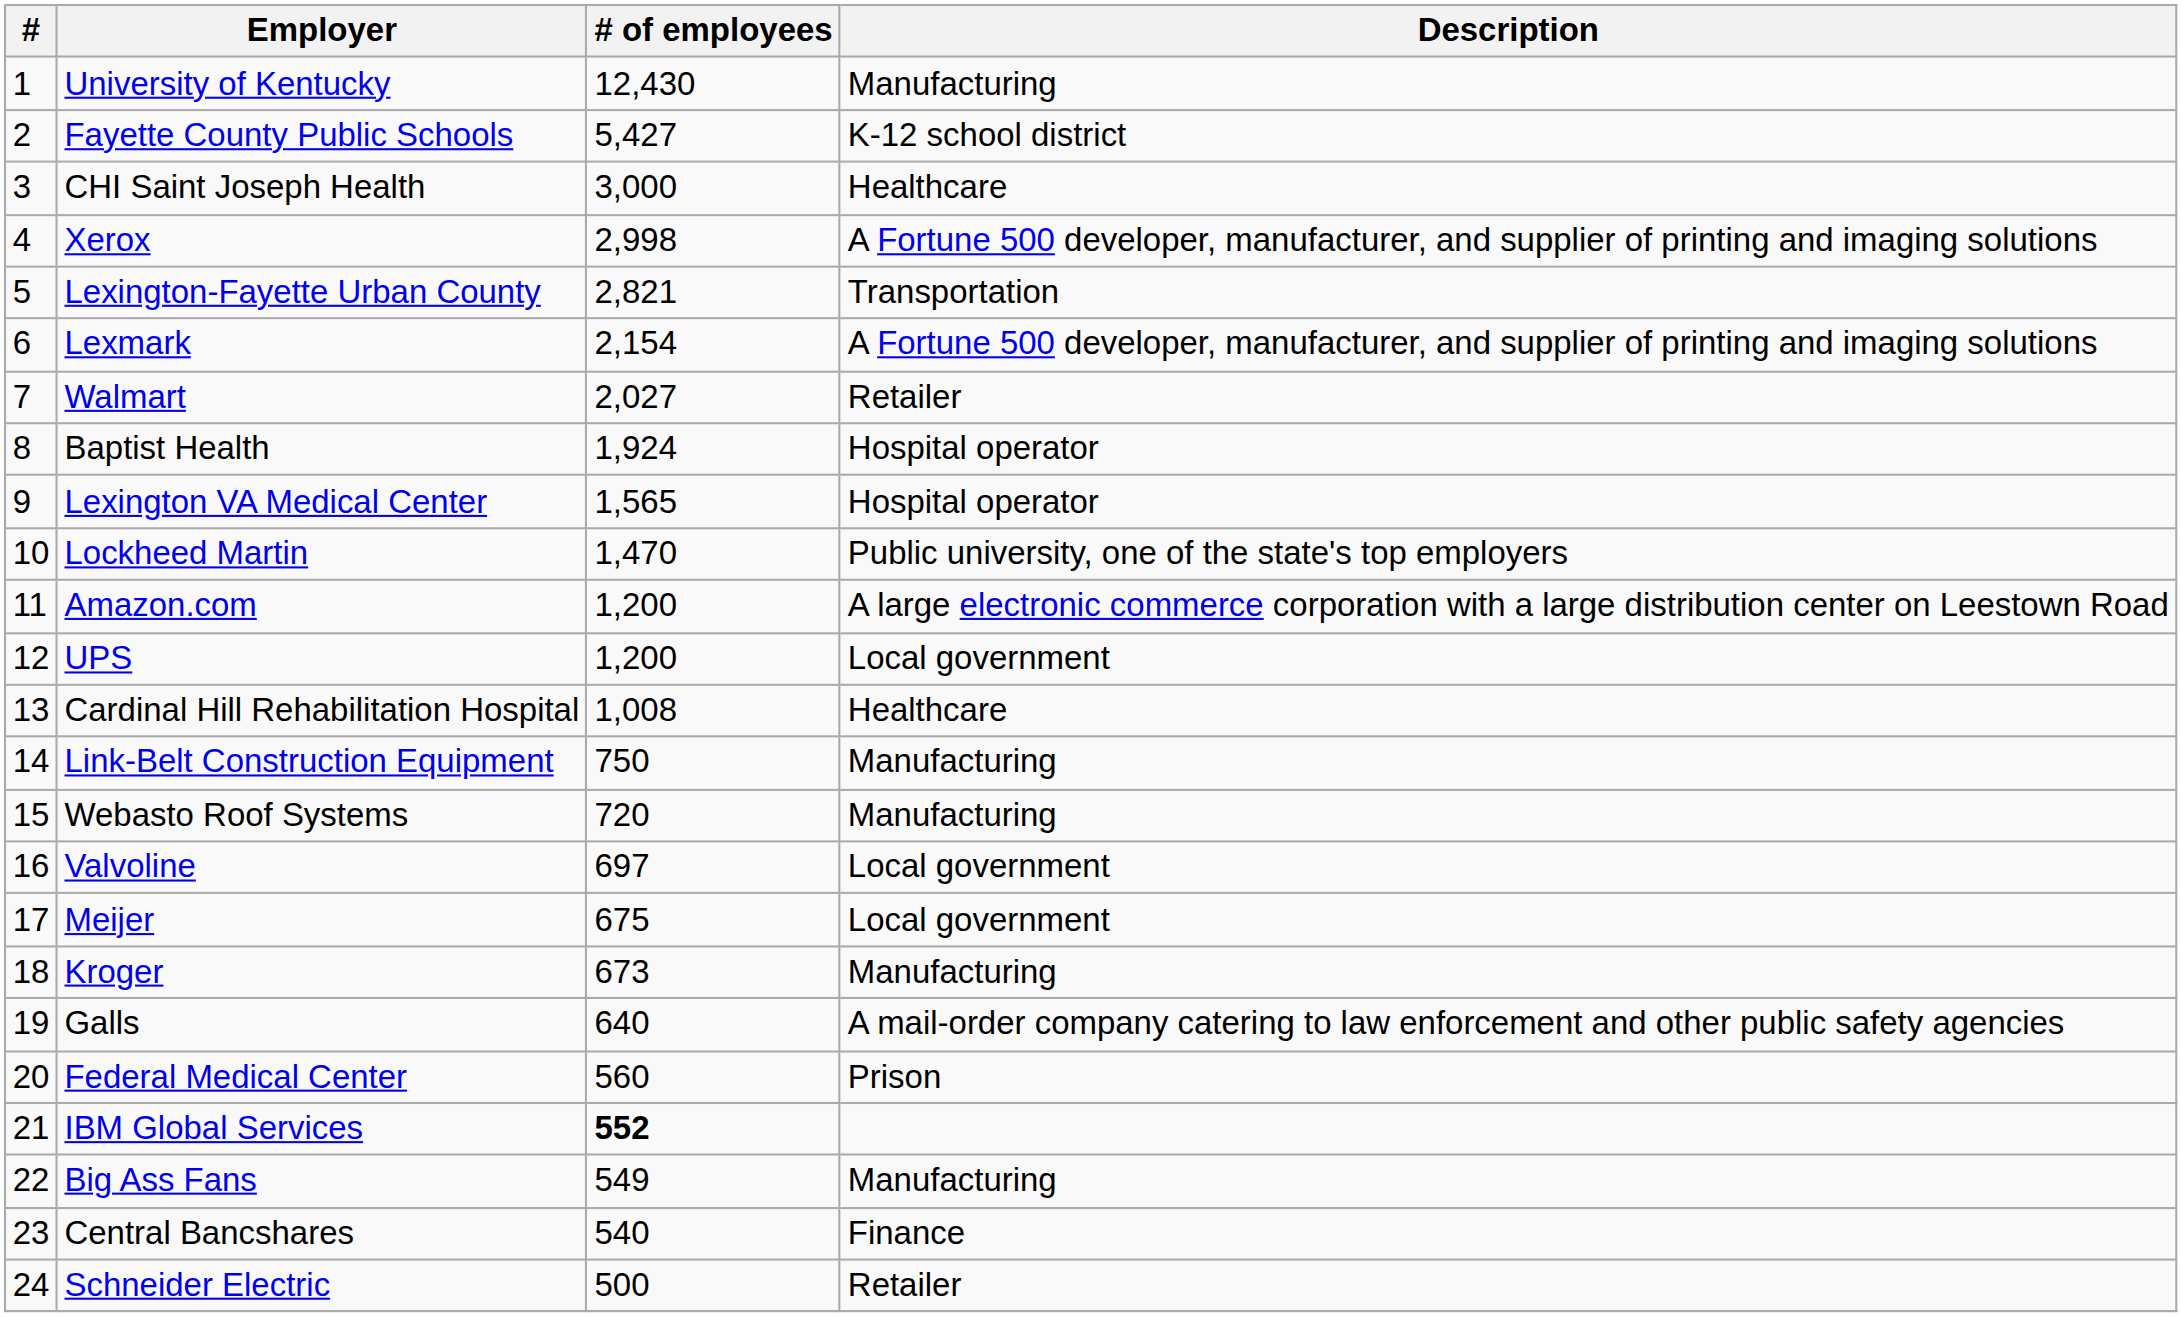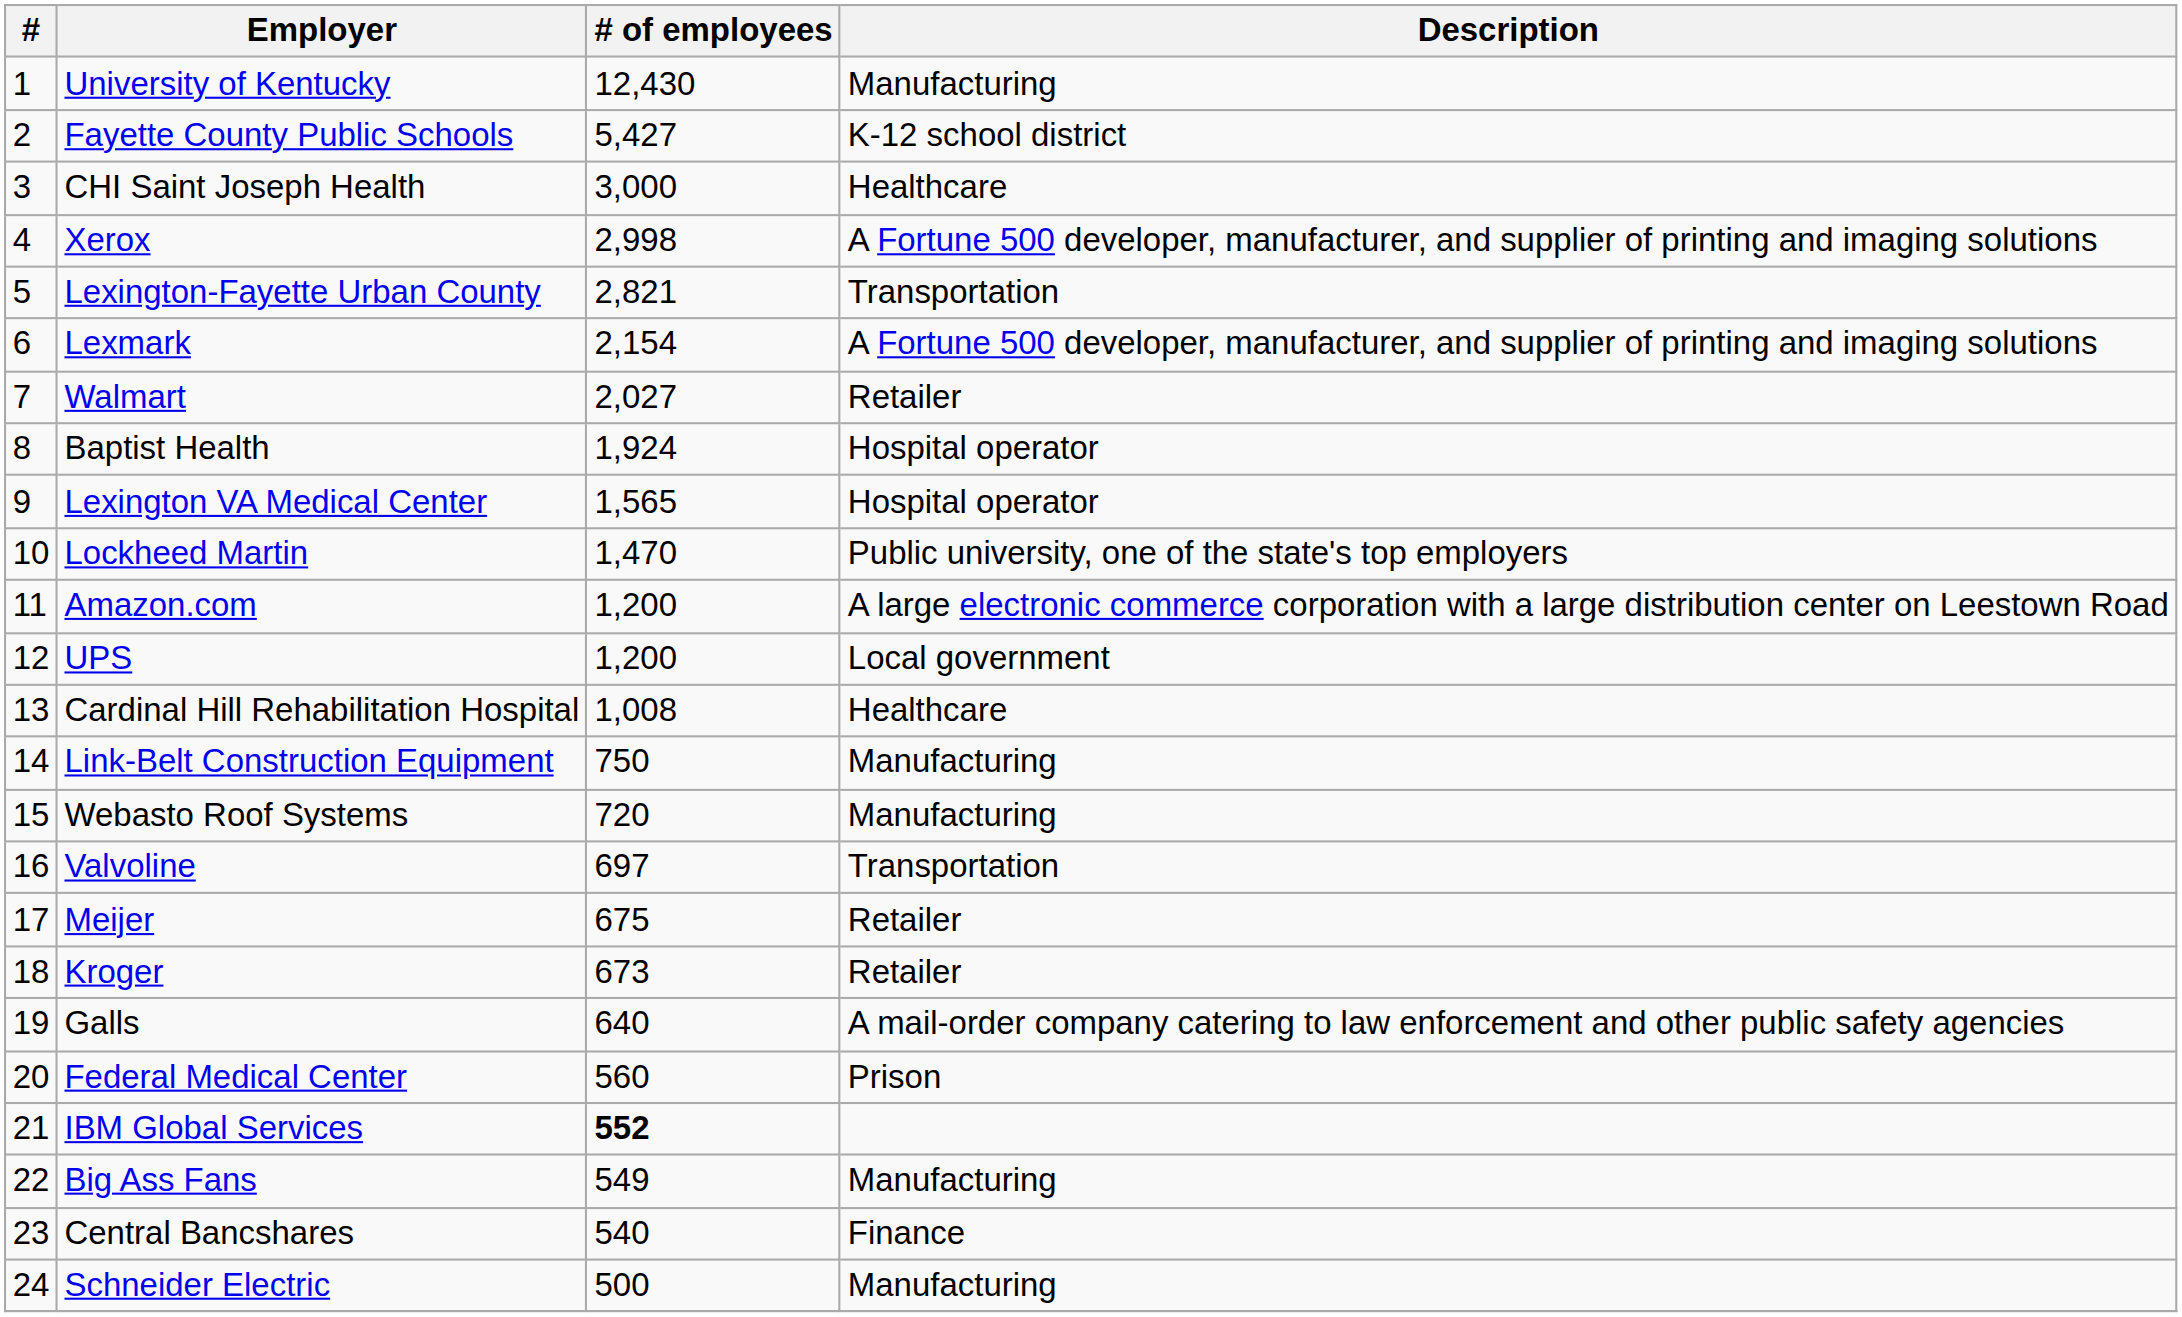(979, 866) Local government -> (953, 866) Transportation
(979, 919) Local government -> (905, 919) Retailer
(952, 971) Manufacturing -> (905, 971) Retailer
(905, 1285) Retailer -> (952, 1285) Manufacturing
